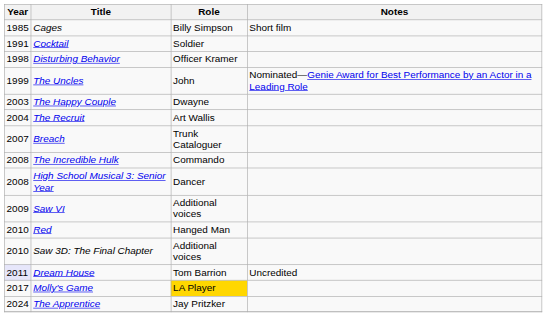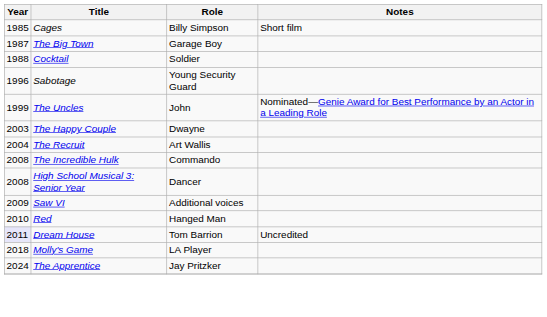+ row: (63, 43)
(18, 43) 1991 -> (18, 59) 1988
+ row: (54, 80)
- row: (77, 59)
- row: (49, 139)
- row: (93, 251)
(18, 288) 2017 -> (18, 250) 2018
(194, 288) gold background -> (190, 250) no background
